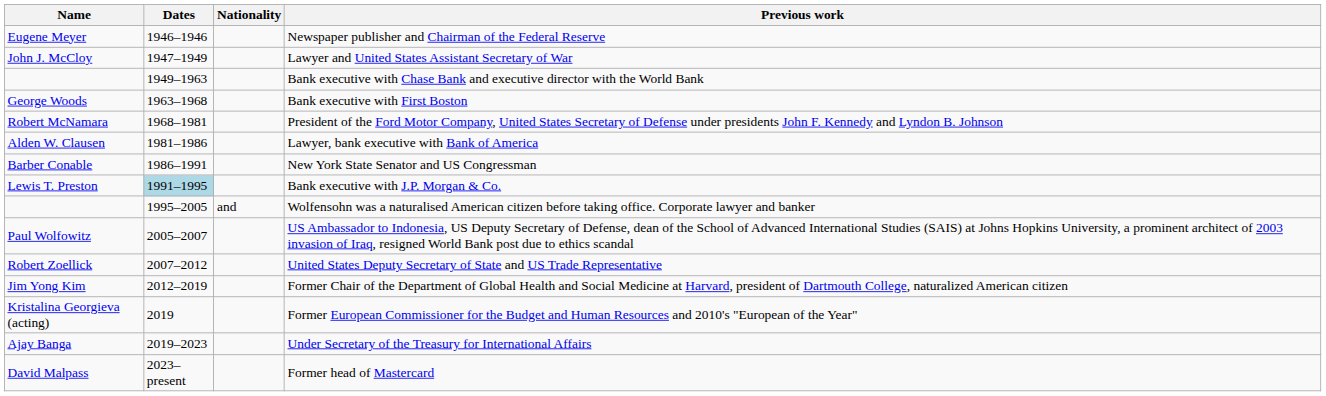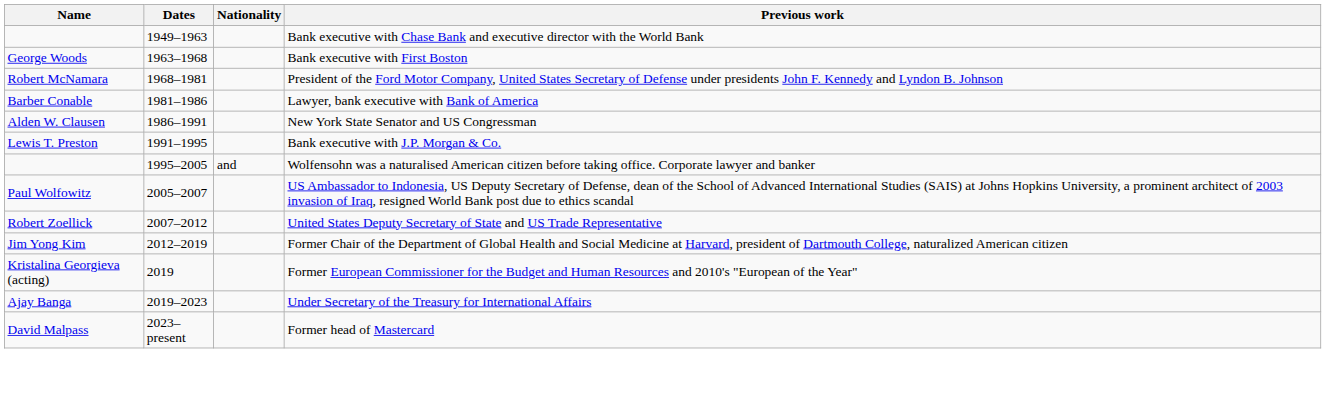- row: (446, 36)
- row: (430, 57)
(56, 143) Alden W. Clausen -> (50, 100) Barber Conable
(50, 164) Barber Conable -> (56, 121) Alden W. Clausen
(177, 185) lightblue background -> (177, 143) no background
